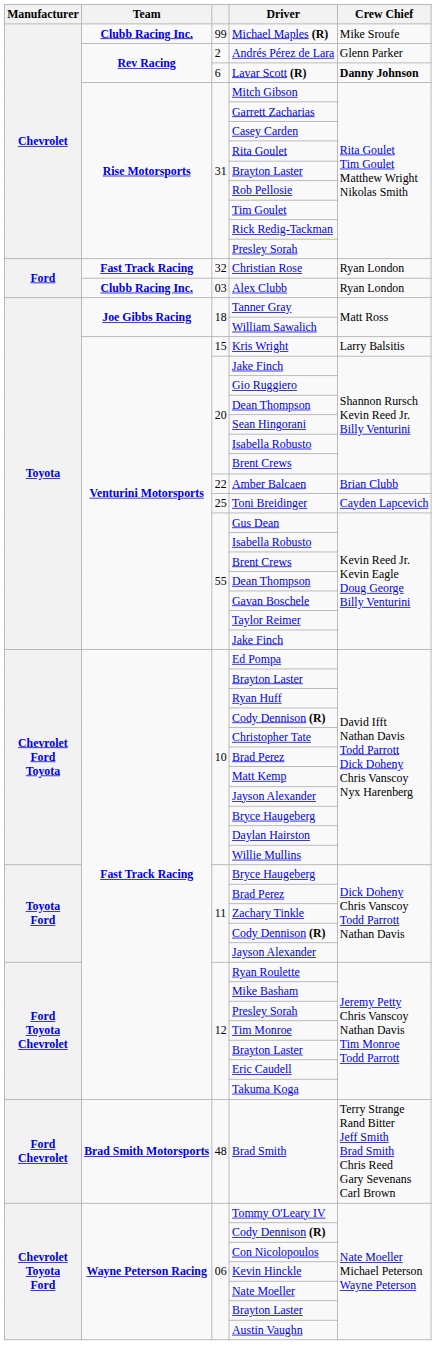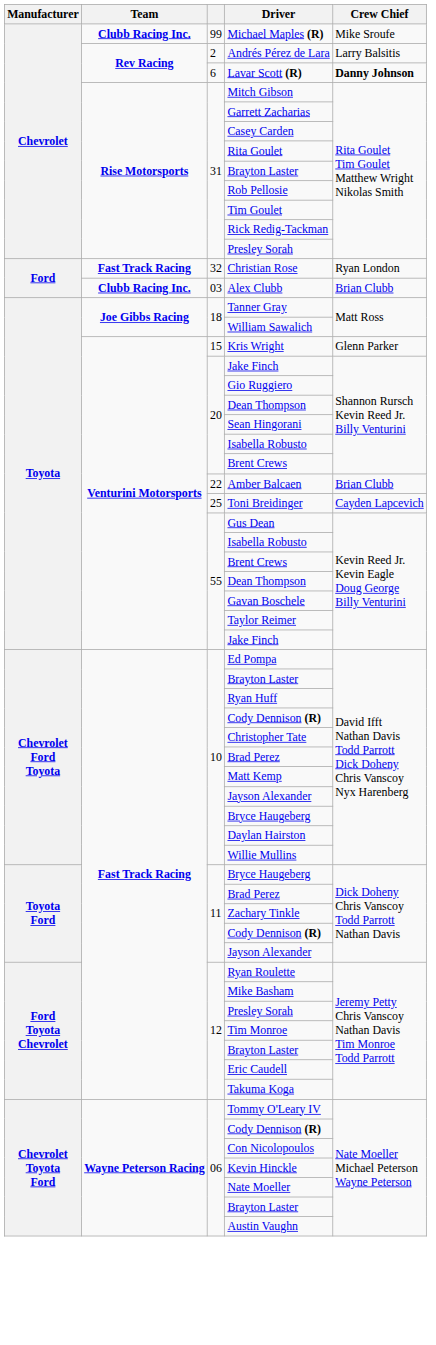(371, 53) Glenn Parker -> (368, 53) Larry Balsitis
(372, 288) Ryan London -> (364, 288) Brian Clubb
(372, 346) Larry Balsitis -> (367, 346) Glenn Parker
- row: (221, 1151)
